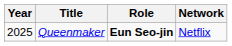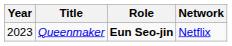(20, 31) 2025 -> (20, 31) 2023
